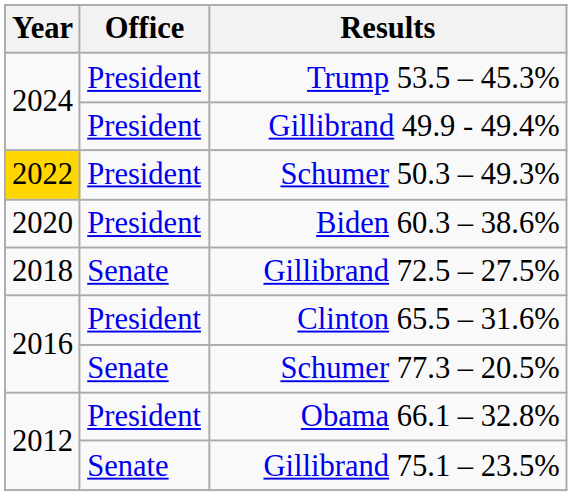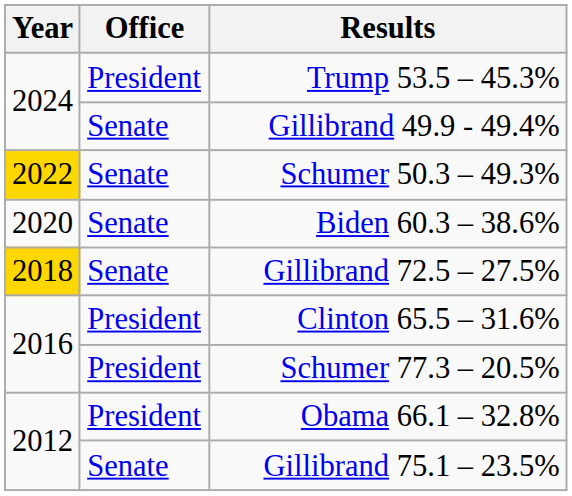(144, 125) President -> (128, 125) Senate
(144, 174) President -> (128, 174) Senate
(144, 222) President -> (128, 222) Senate
(43, 271) no background -> (43, 271) gold background
(128, 367) Senate -> (144, 367) President
